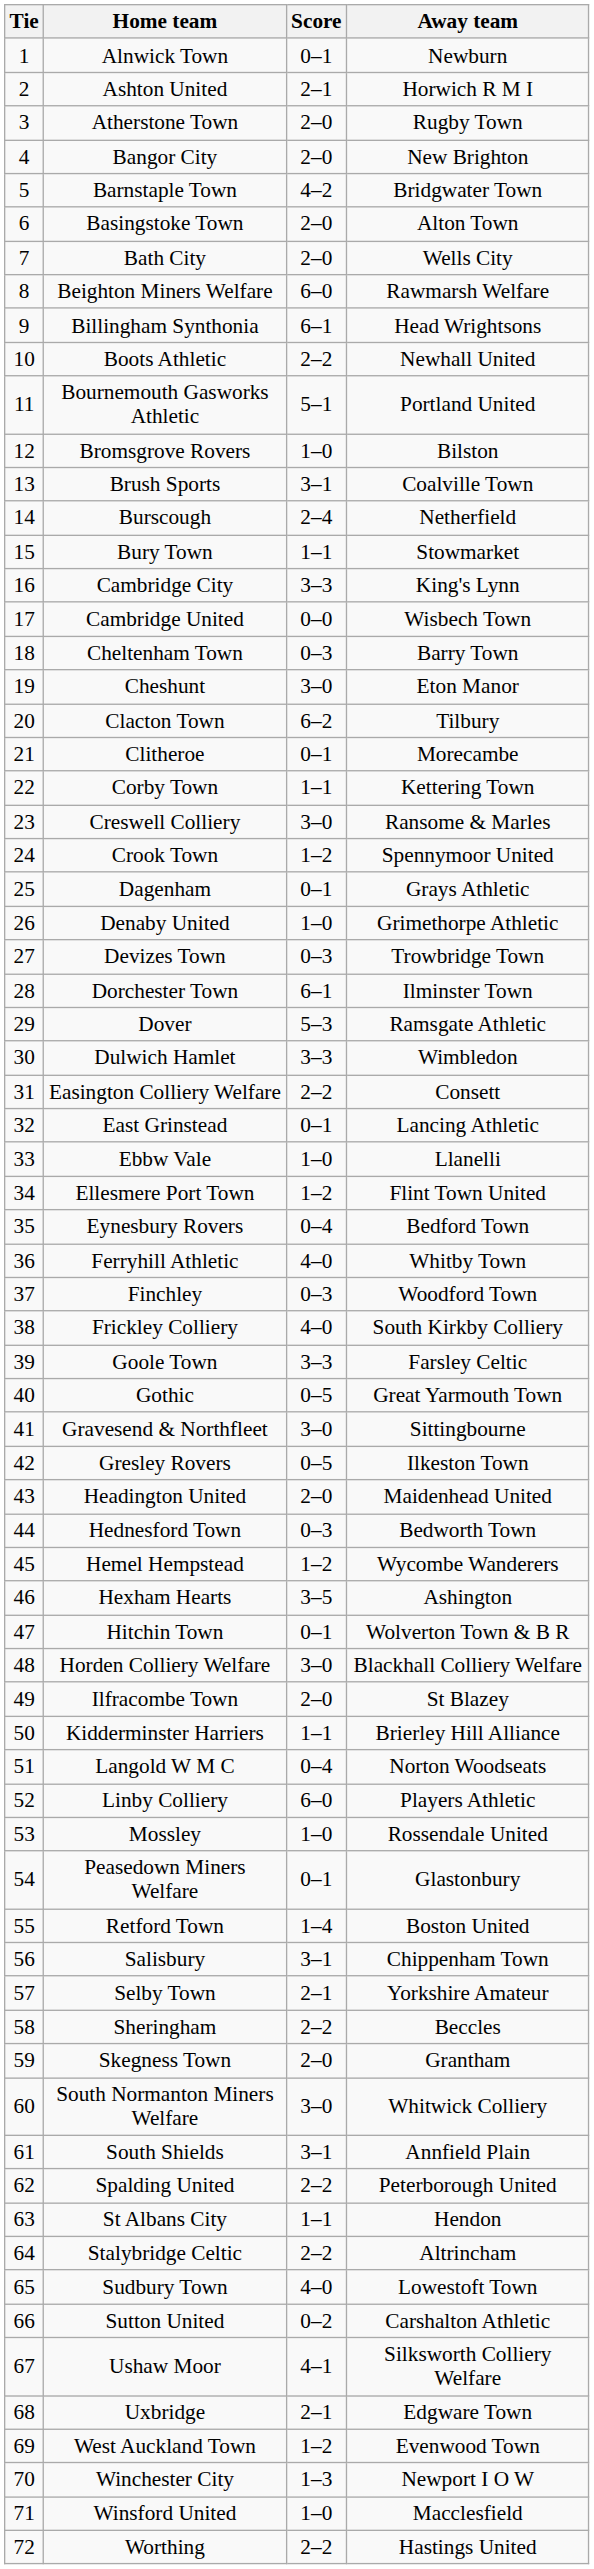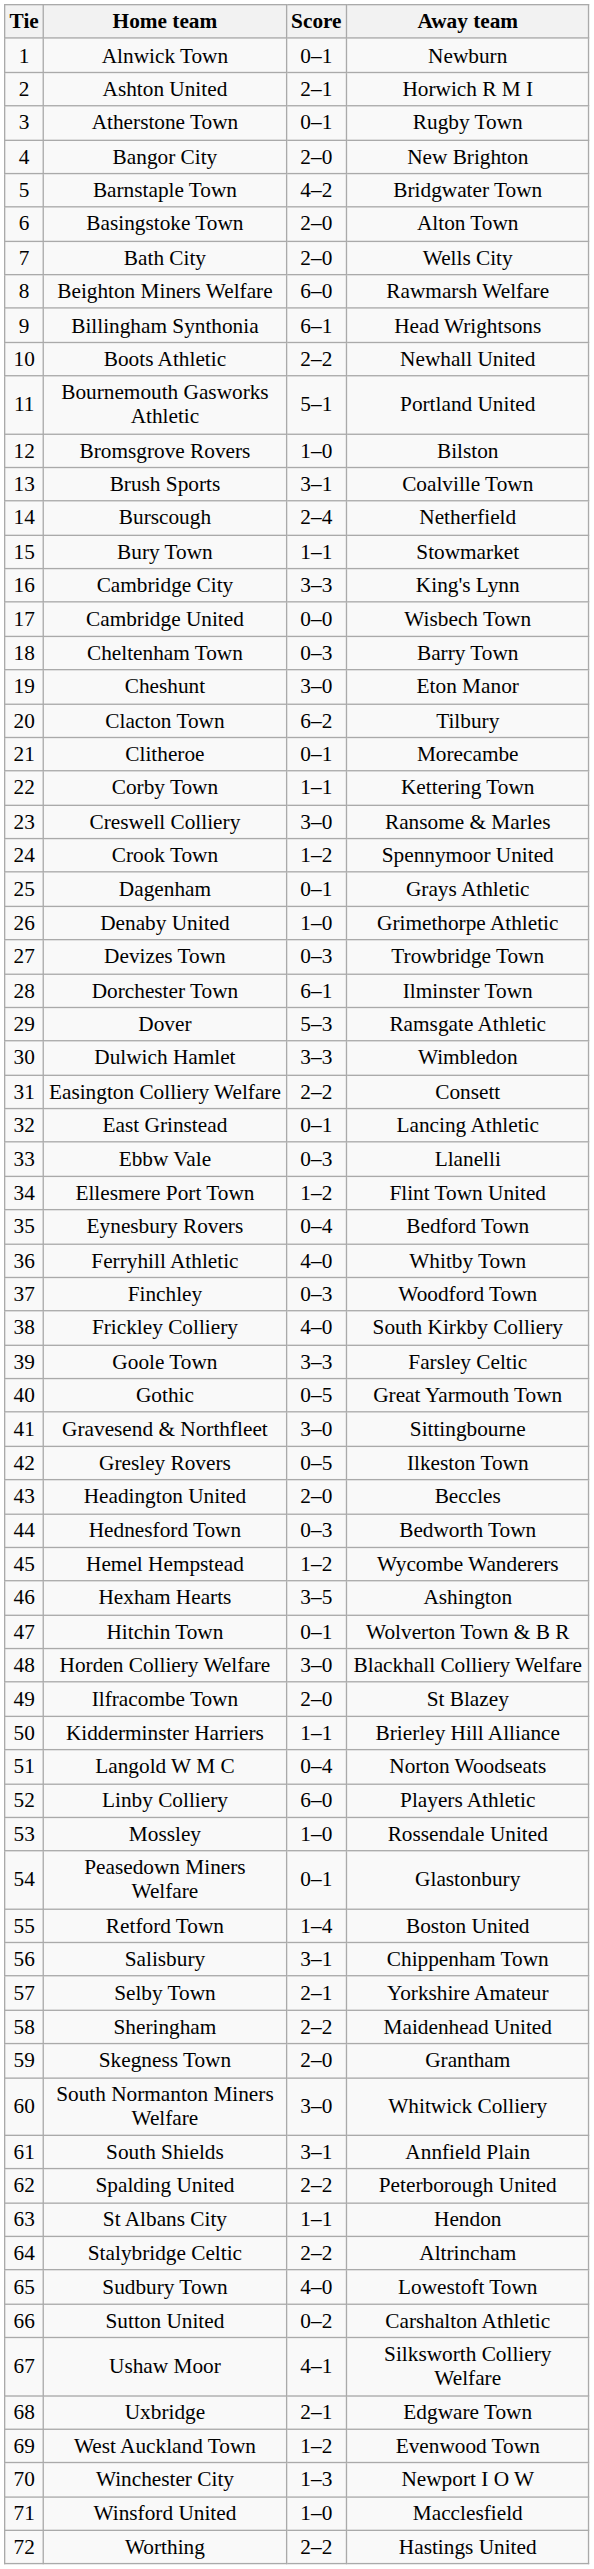(316, 122) 2–0 -> (316, 122) 0–1
(316, 1159) 1–0 -> (316, 1159) 0–3
(468, 1496) Maidenhead United -> (468, 1496) Beccles
(468, 2026) Beccles -> (468, 2026) Maidenhead United
